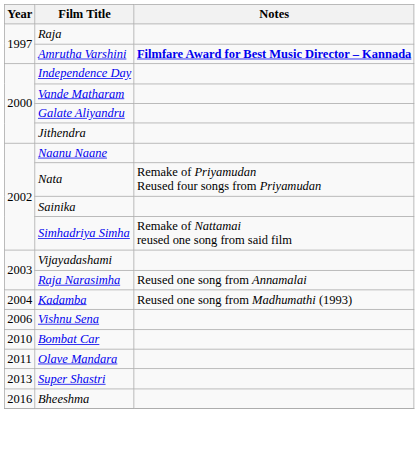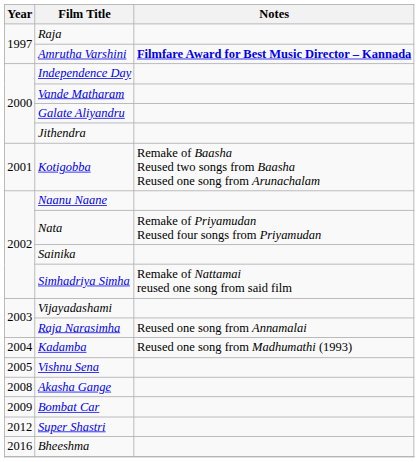+ row: (64, 166)
(20, 319) 2006 -> (20, 367) 2005
+ row: (75, 387)
(20, 339) 2010 -> (20, 407) 2009
- row: (78, 359)
(20, 378) 2013 -> (20, 426) 2012
